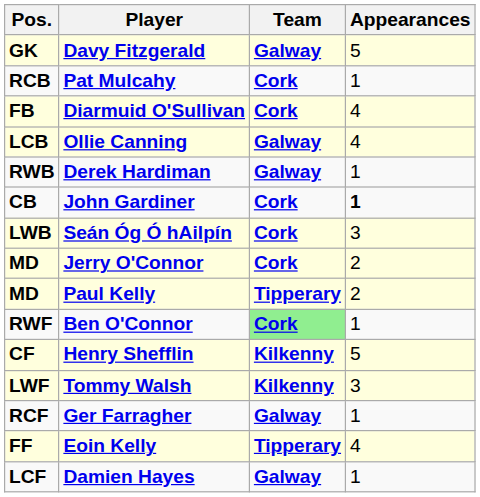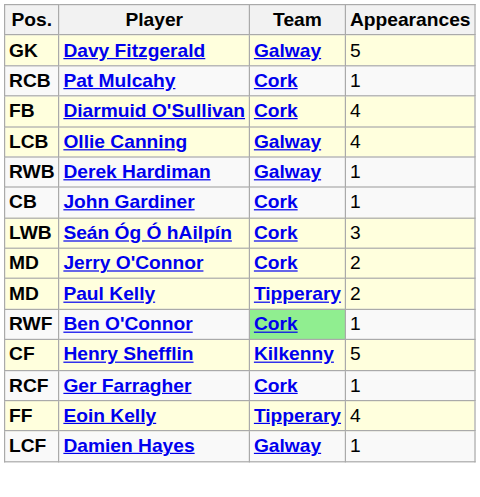(355, 202) bold -> (355, 202) normal
- row: (127, 385)
(288, 415) Galway -> (276, 385) Cork
